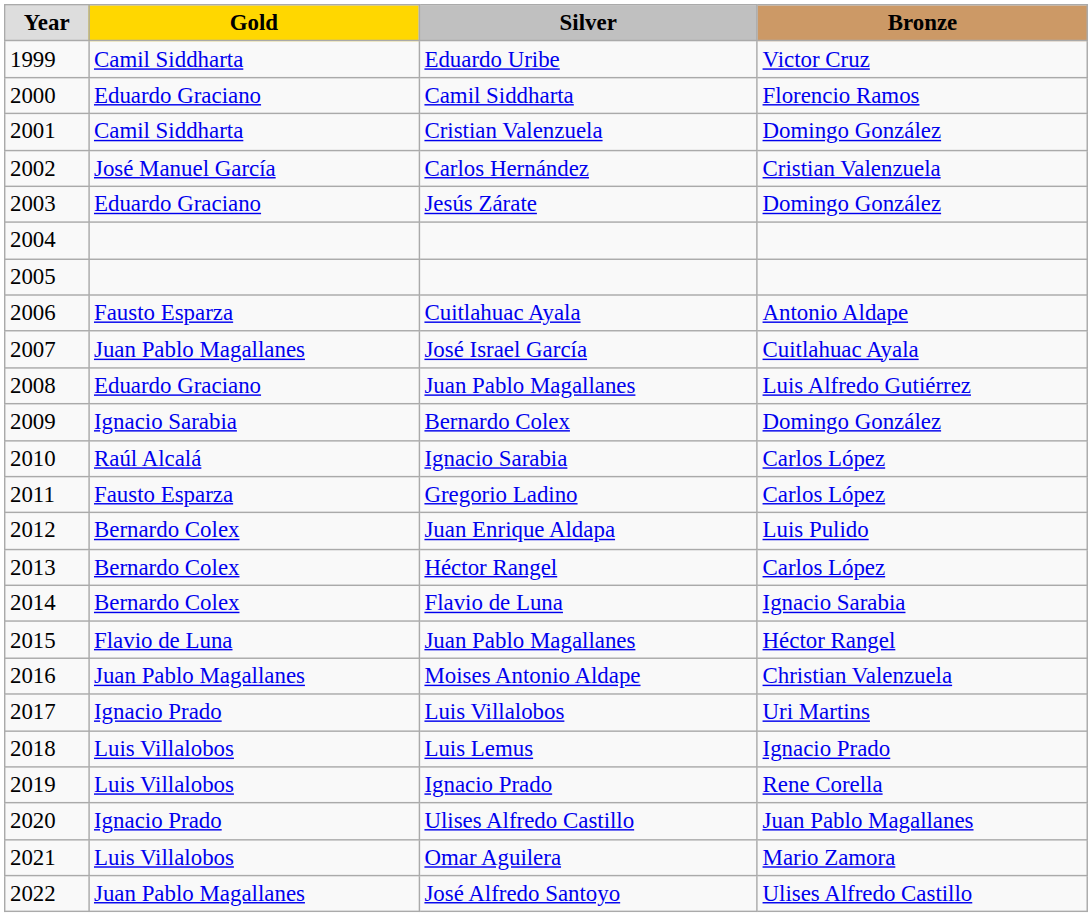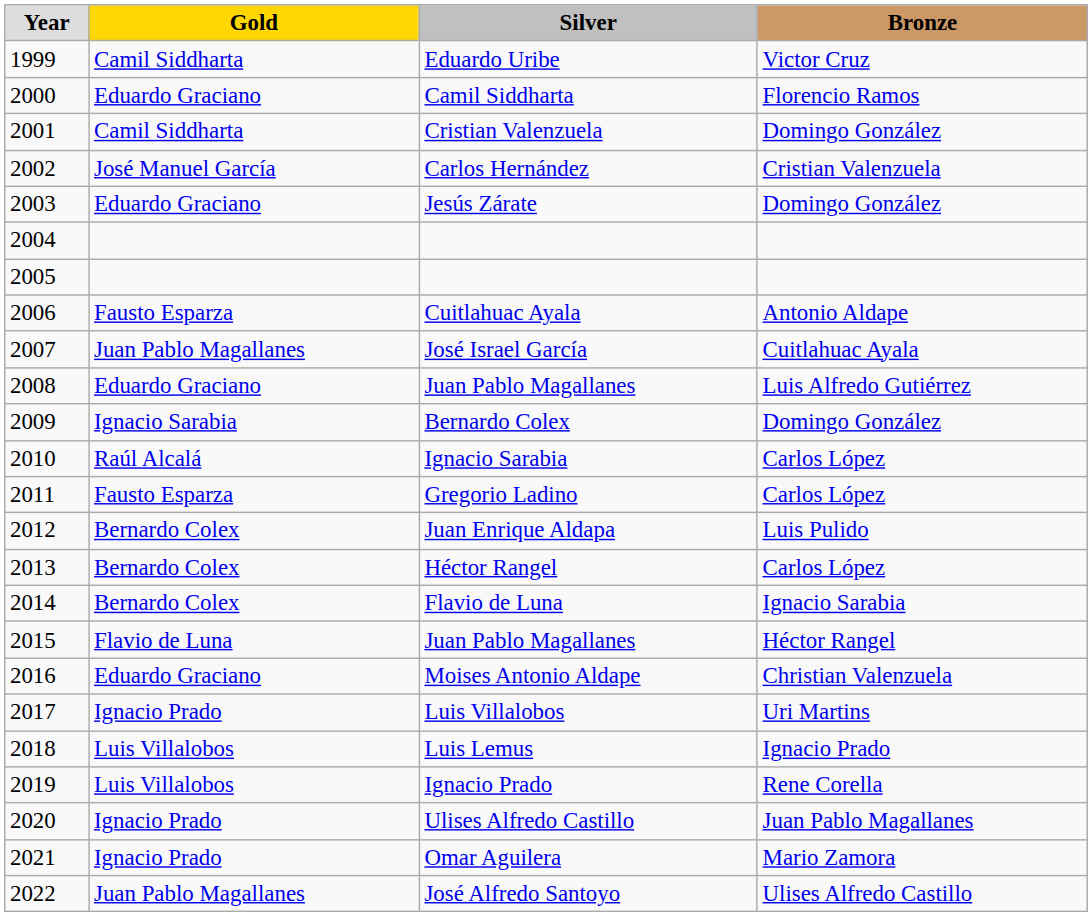(199, 675) Juan Pablo Magallanes -> (178, 675) Eduardo Graciano
(164, 857) Luis Villalobos -> (158, 857) Ignacio Prado
